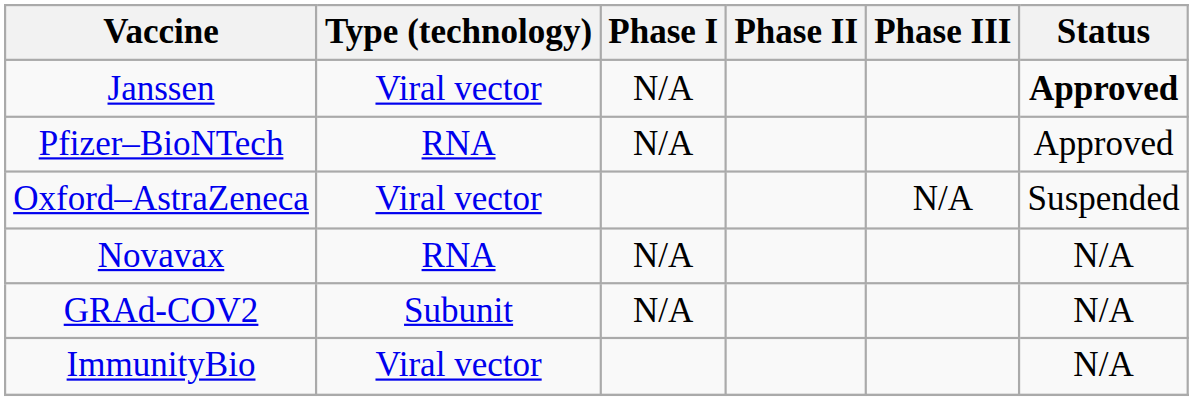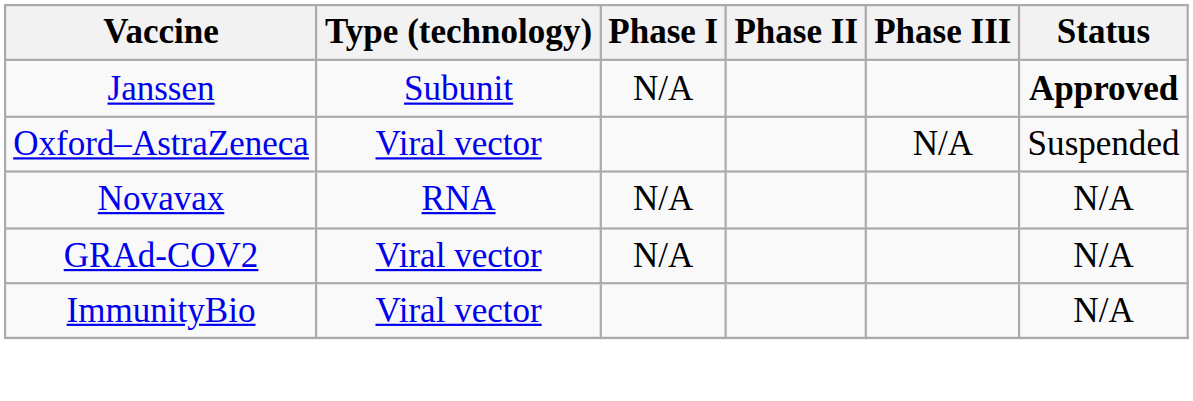(459, 87) Viral vector -> (459, 87) Subunit
- row: (161, 143)
(459, 310) Subunit -> (459, 254) Viral vector
